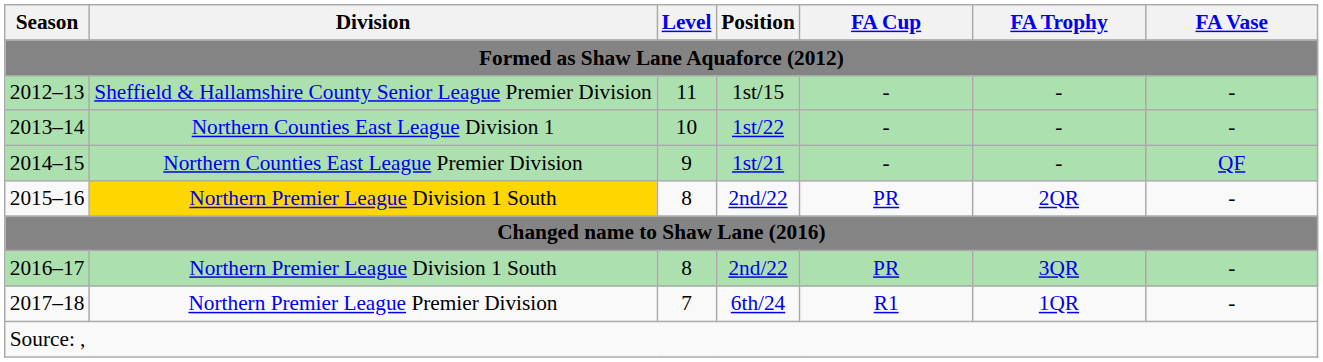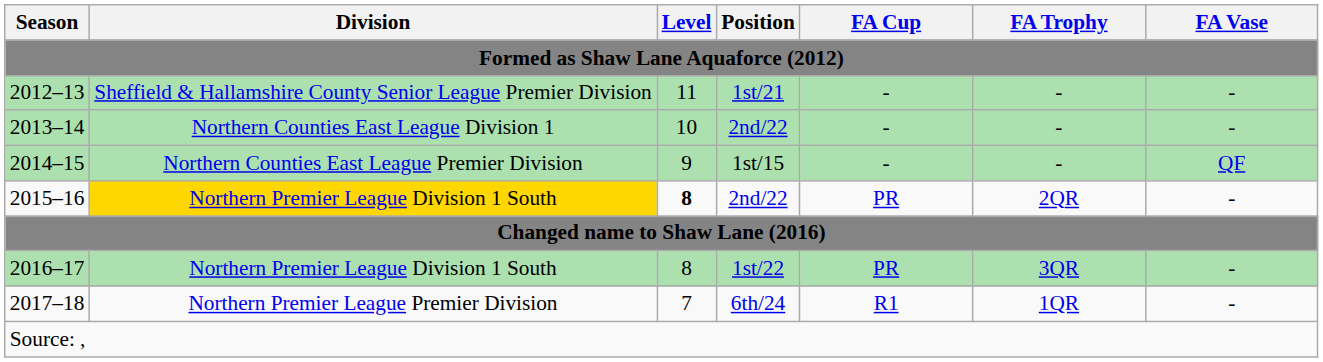(758, 92) 1st/15 -> (758, 92) 1st/21
(758, 127) 1st/22 -> (758, 127) 2nd/22
(758, 163) 1st/21 -> (758, 163) 1st/15
(687, 198) normal -> (687, 198) bold
(758, 268) 2nd/22 -> (758, 268) 1st/22
